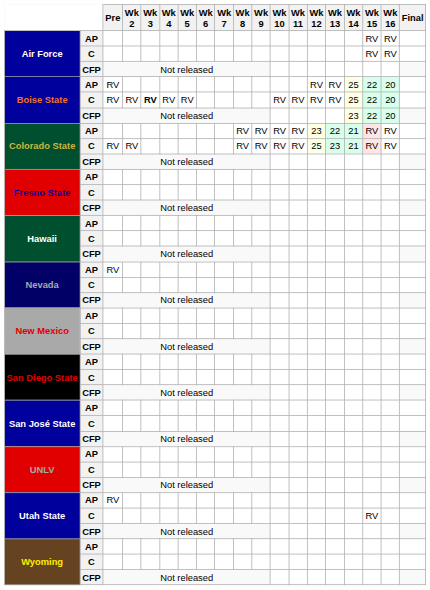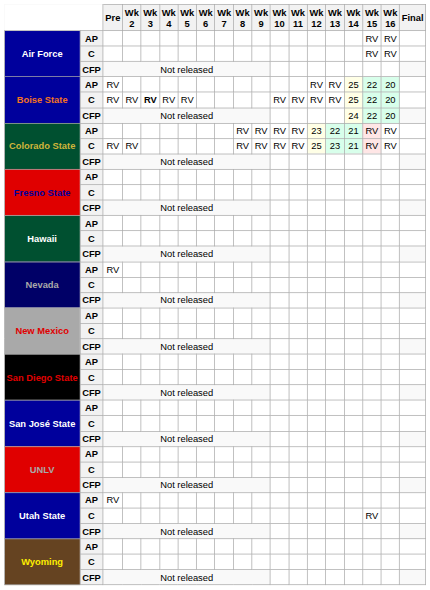(353, 115) 23 -> (353, 115) 24
